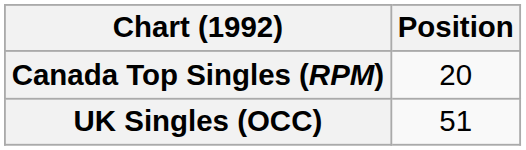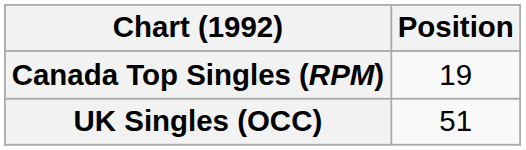(456, 74) 20 -> (456, 74) 19
